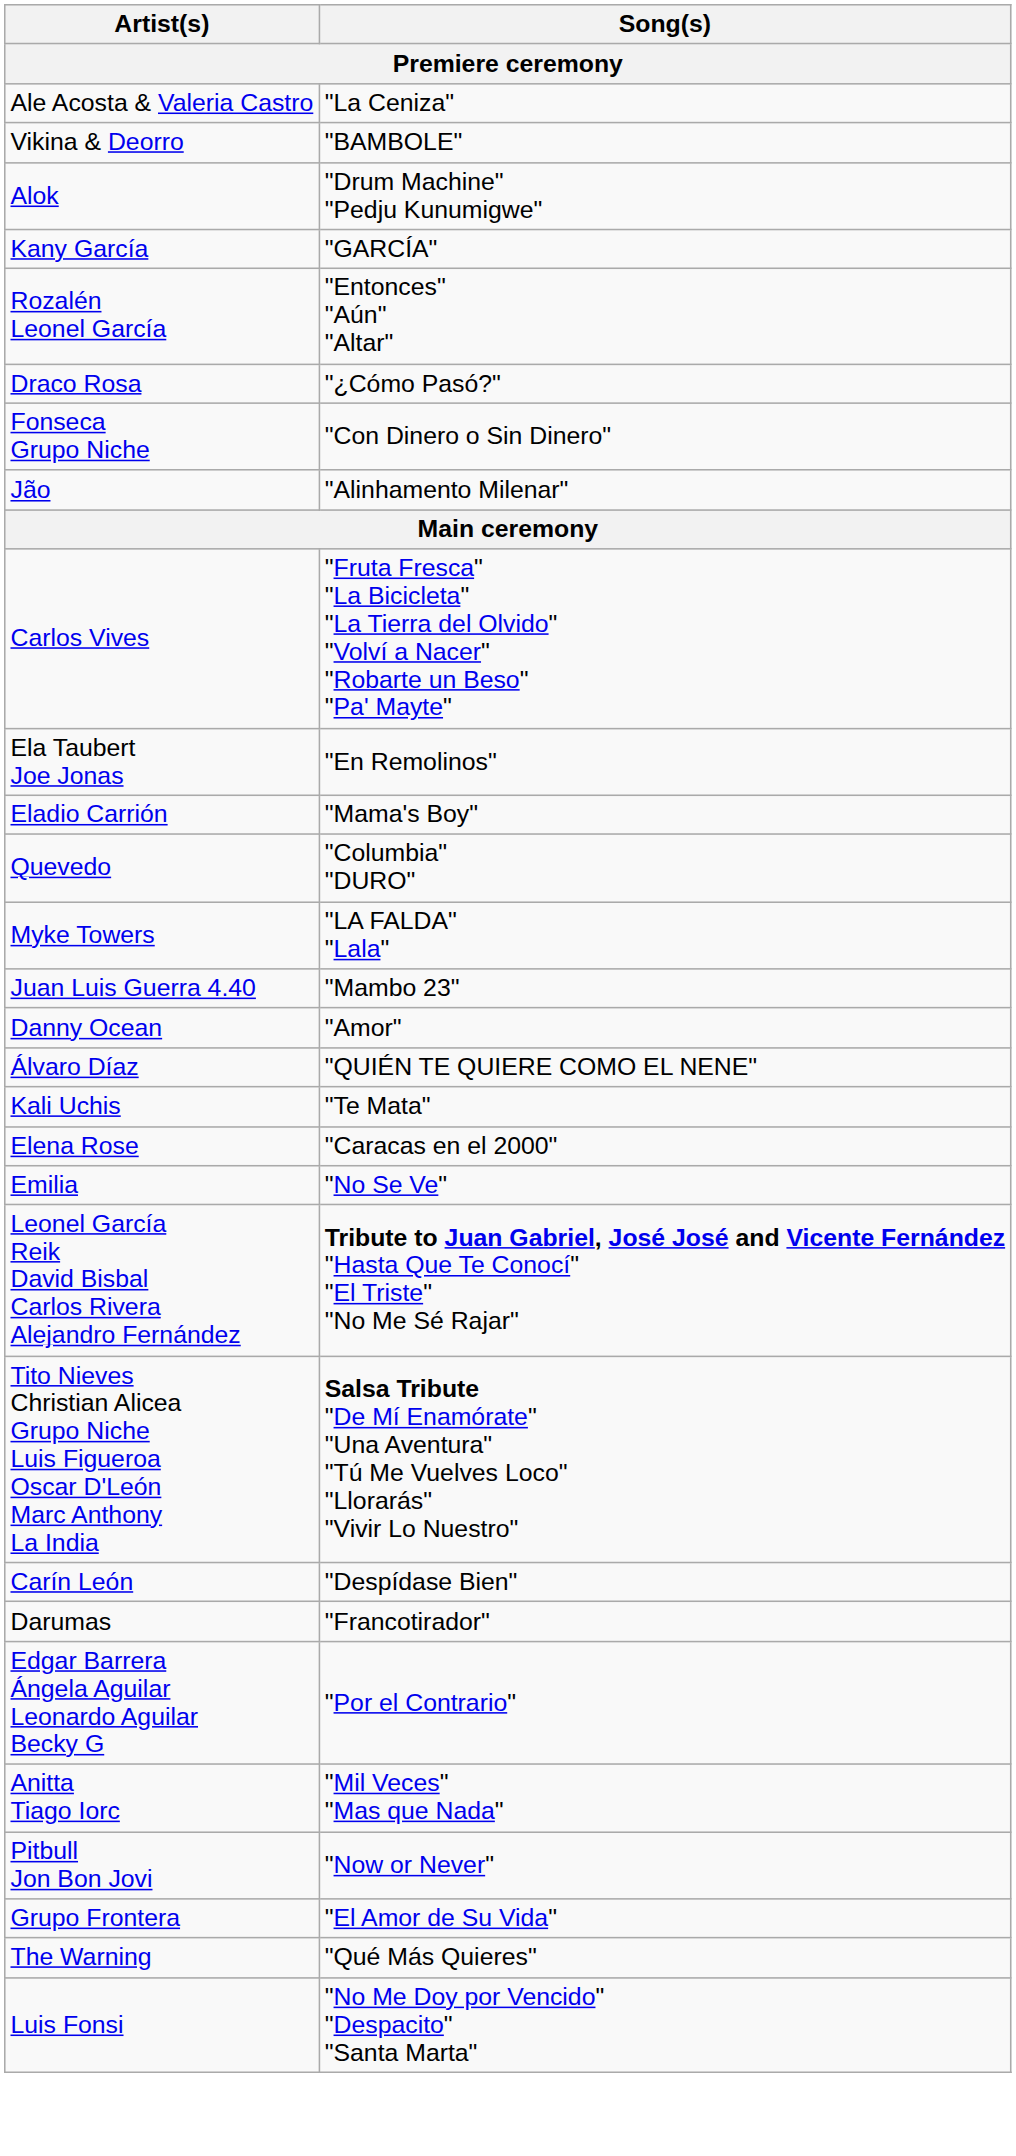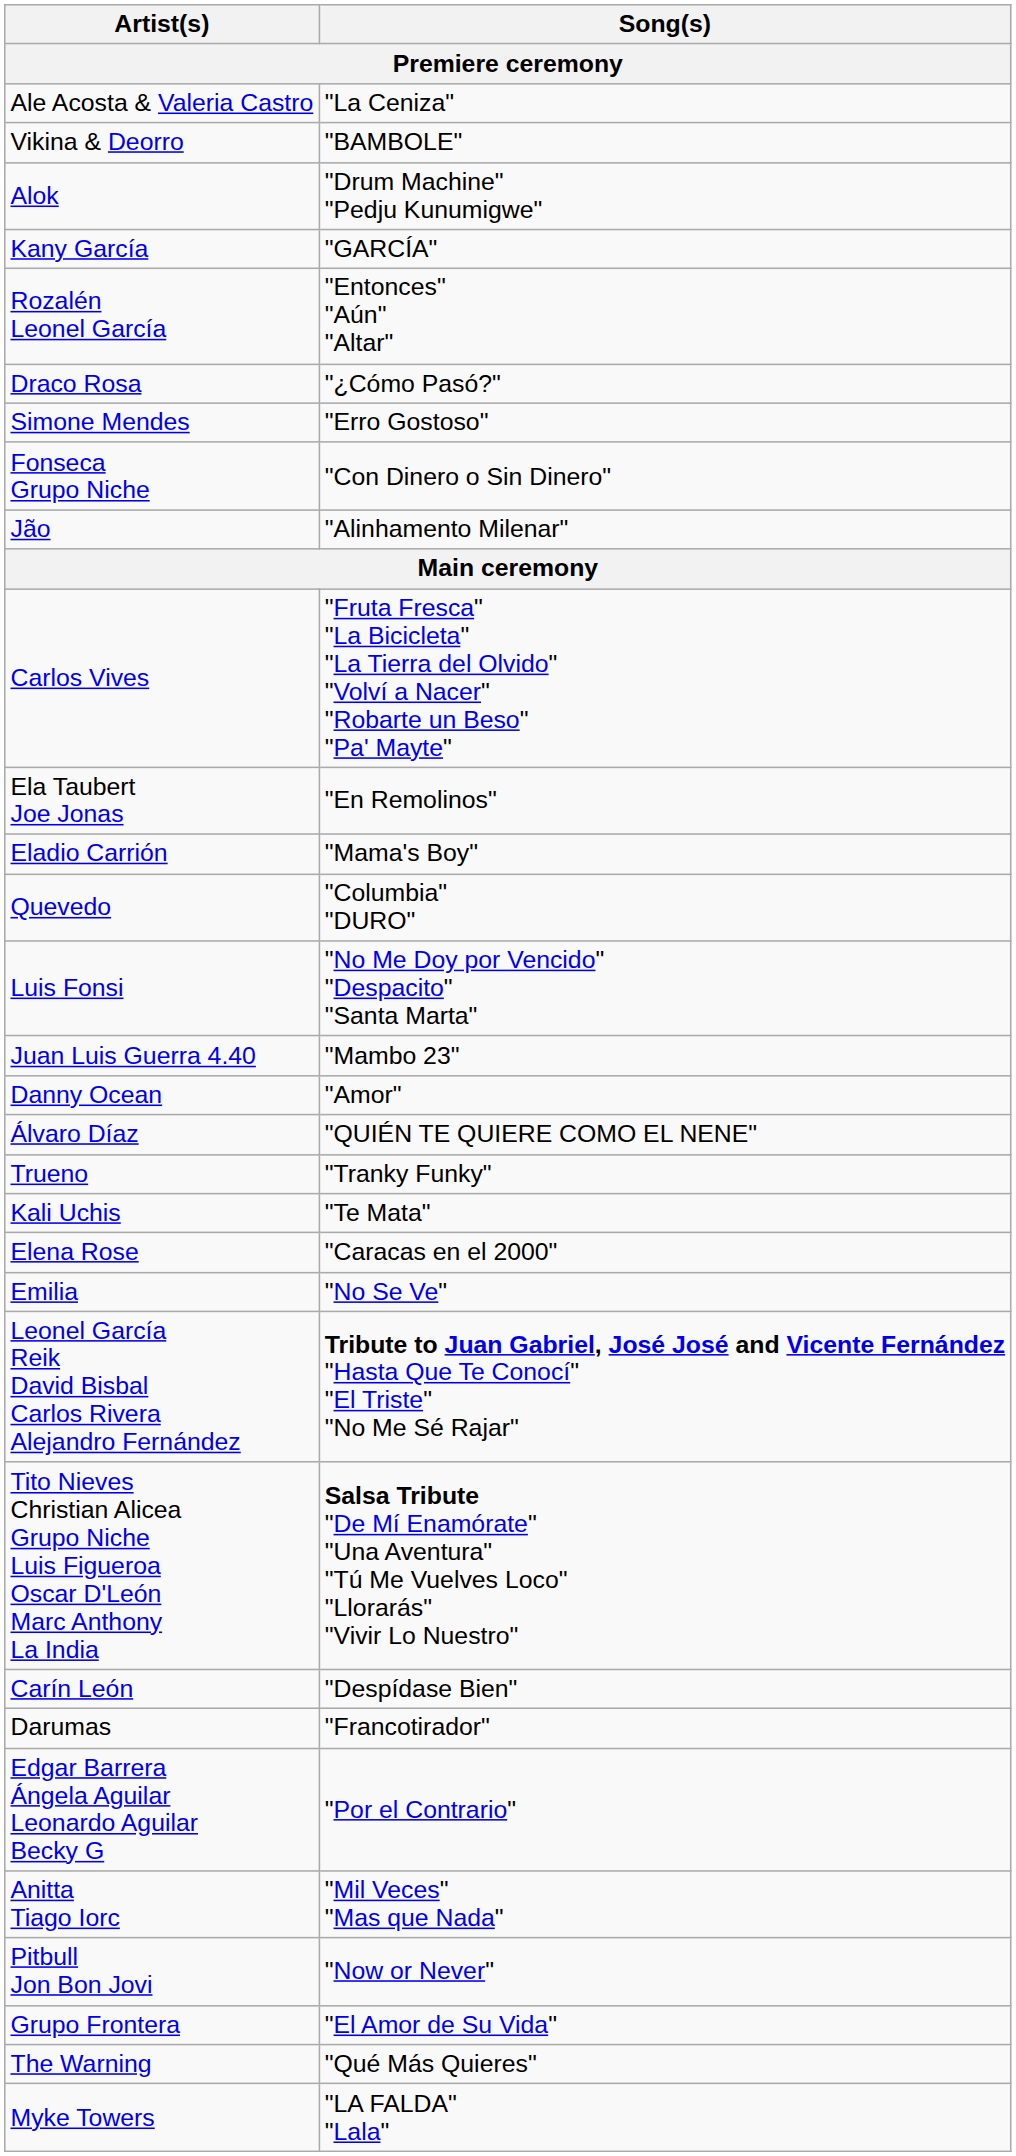+ row: (100, 422)
rows swapped: (83, 934) <-> (67, 2024)
+ row: (49, 1173)
